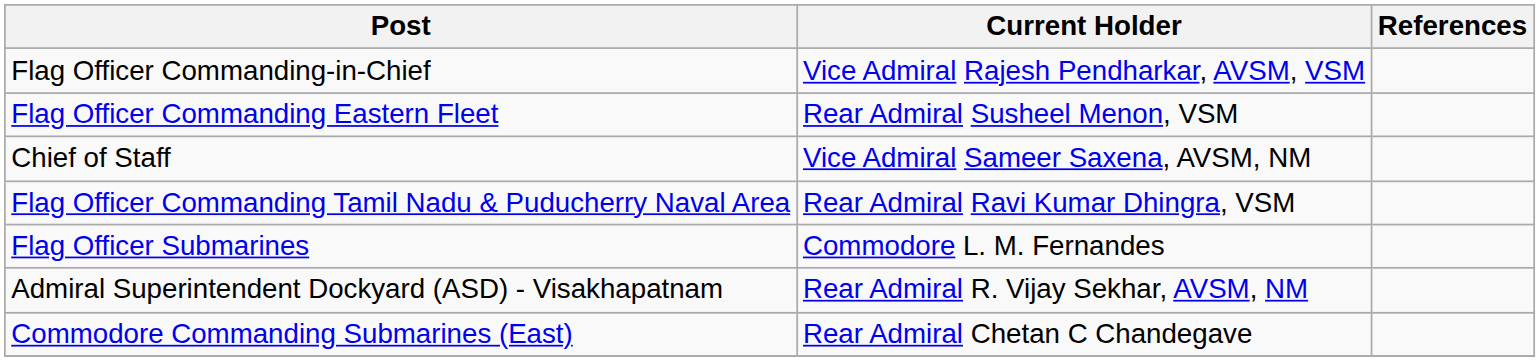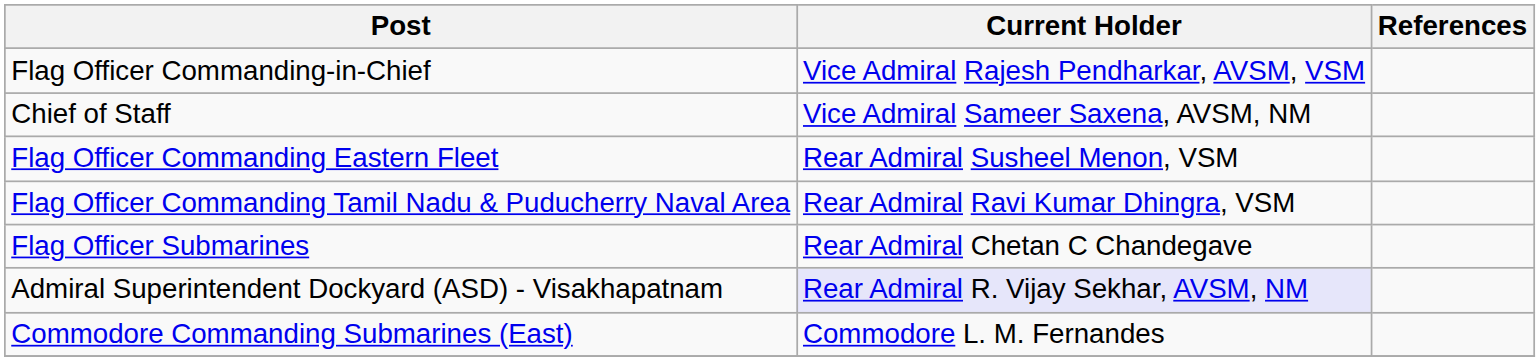rows swapped: (91, 158) <-> (255, 114)
(984, 245) Commodore L. M. Fernandes -> (1028, 245) Rear Admiral Chetan C Chandegave
(1056, 289) no background -> (1056, 289) lavender background
(1028, 333) Rear Admiral Chetan C Chandegave -> (984, 333) Commodore L. M. Fernandes
